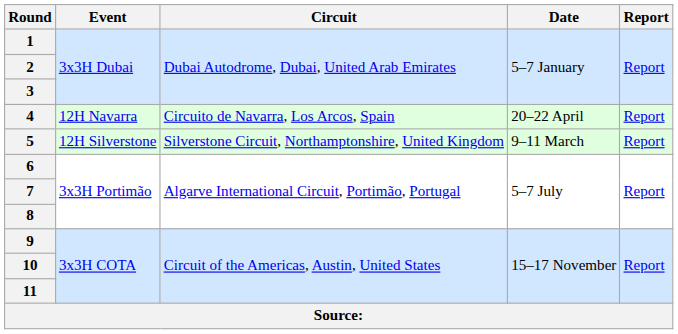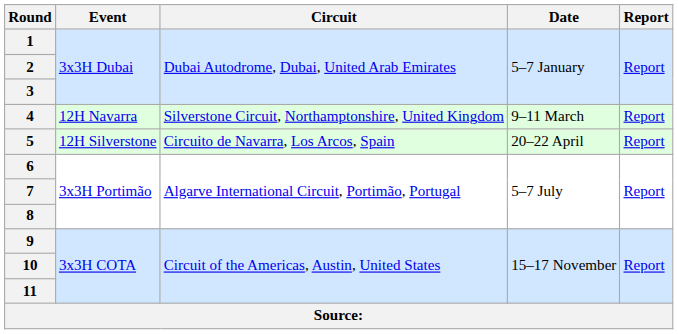(279, 116) Circuito de Navarra, Los Arcos, Spain -> (334, 116) Silverstone Circuit, Northamptonshire, United Kingdom
(547, 116) 20–22 April -> (548, 116) 9–11 March
(334, 141) Silverstone Circuit, Northamptonshire, United Kingdom -> (279, 141) Circuito de Navarra, Los Arcos, Spain
(548, 141) 9–11 March -> (547, 141) 20–22 April
